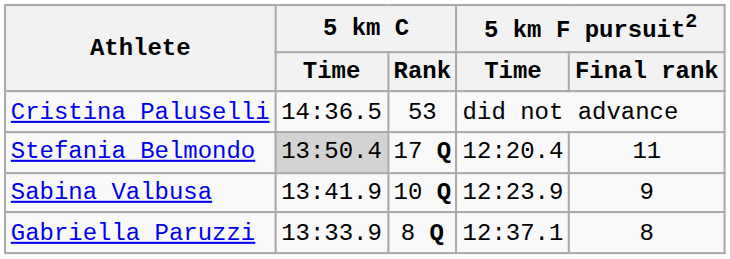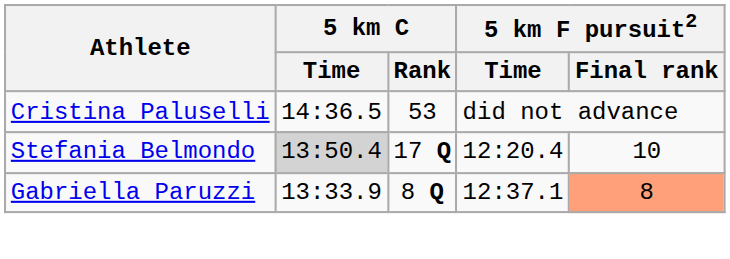(647, 152) 11 -> (647, 152) 10
- row: (111, 192)
(647, 232) no background -> (647, 192) lightsalmon background
